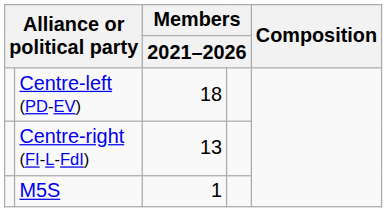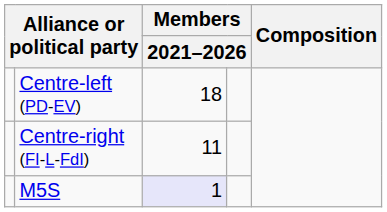(211, 148) 13 -> (212, 148) 11
(217, 190) no background -> (217, 190) lavender background
